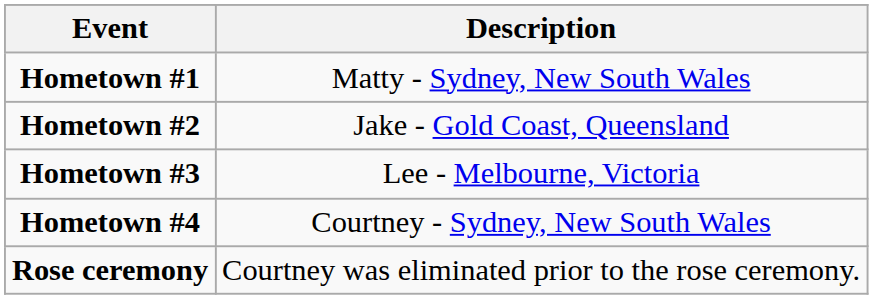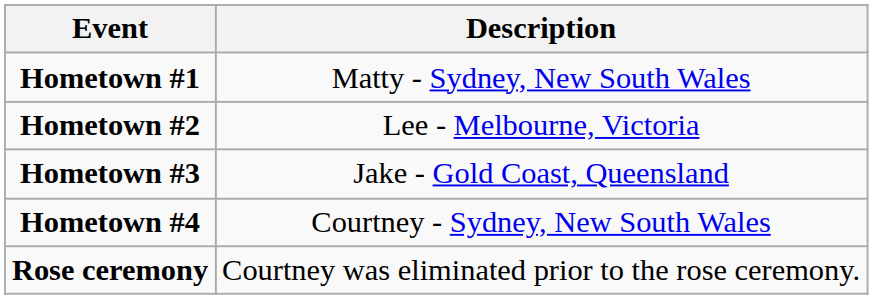(541, 125) Jake - Gold Coast, Queensland -> (541, 125) Lee - Melbourne, Victoria
(541, 173) Lee - Melbourne, Victoria -> (541, 173) Jake - Gold Coast, Queensland
